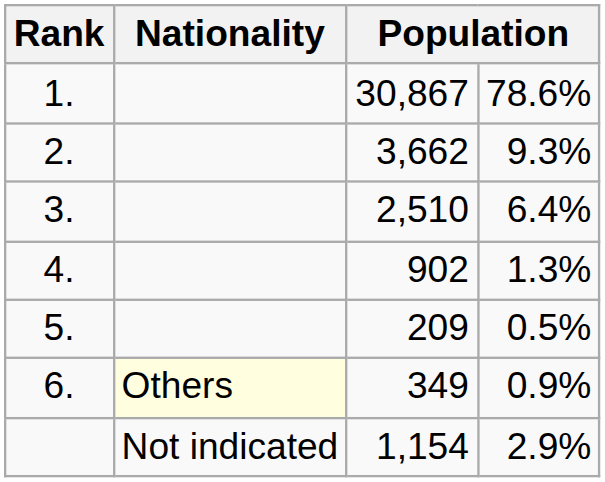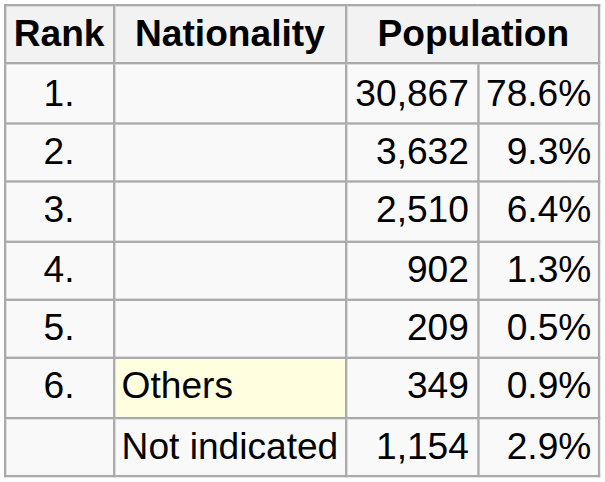(422, 151) 3,662 -> (422, 151) 3,632
